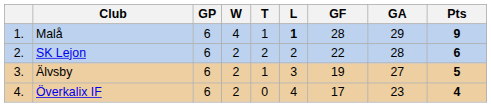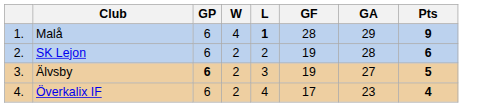- column: (265, 14)
(338, 53) 22 -> (309, 53) 19
(207, 72) normal -> (207, 72) bold
